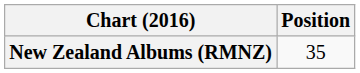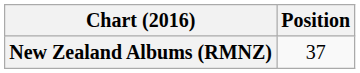(316, 52) 35 -> (316, 52) 37
